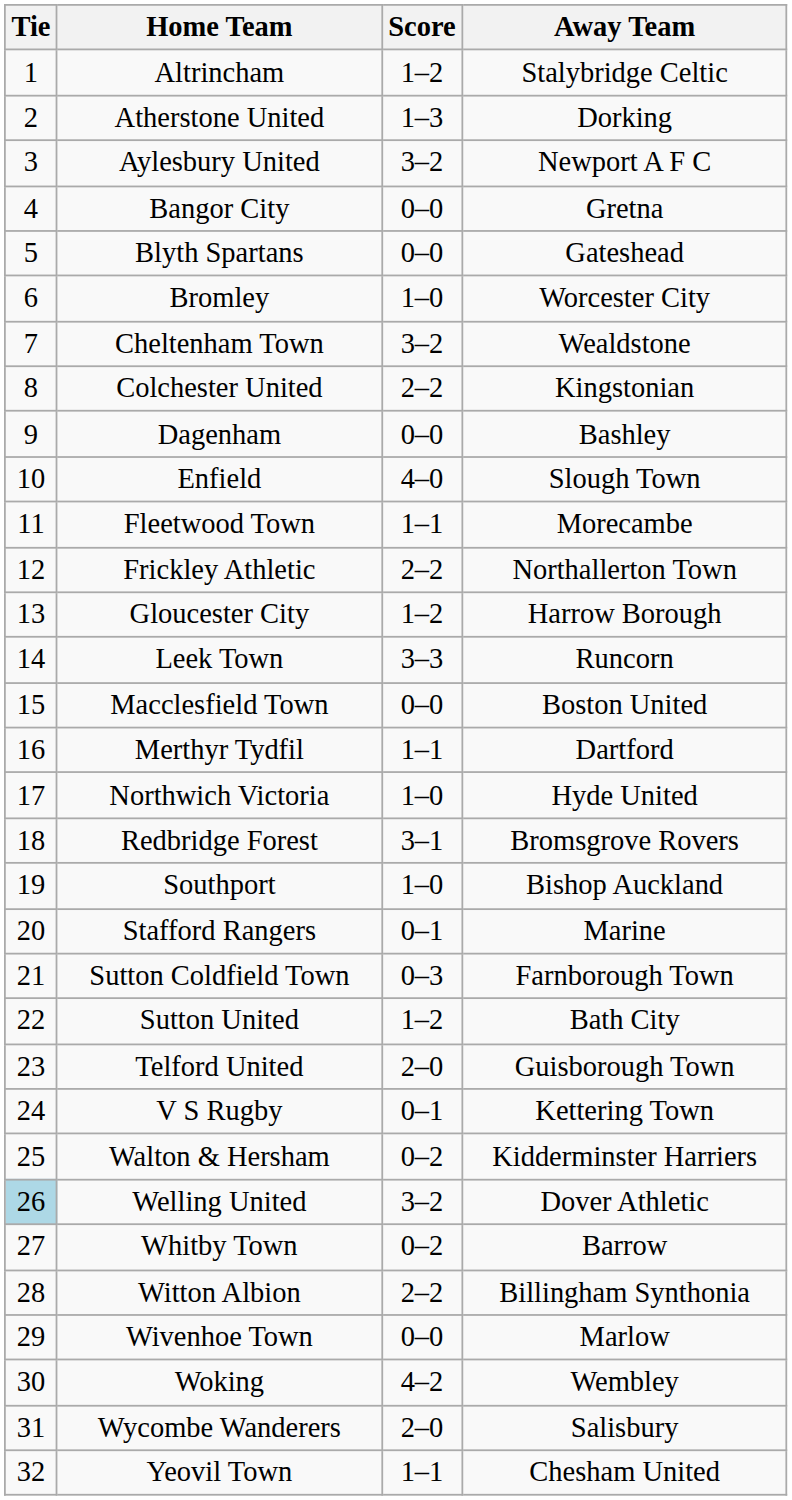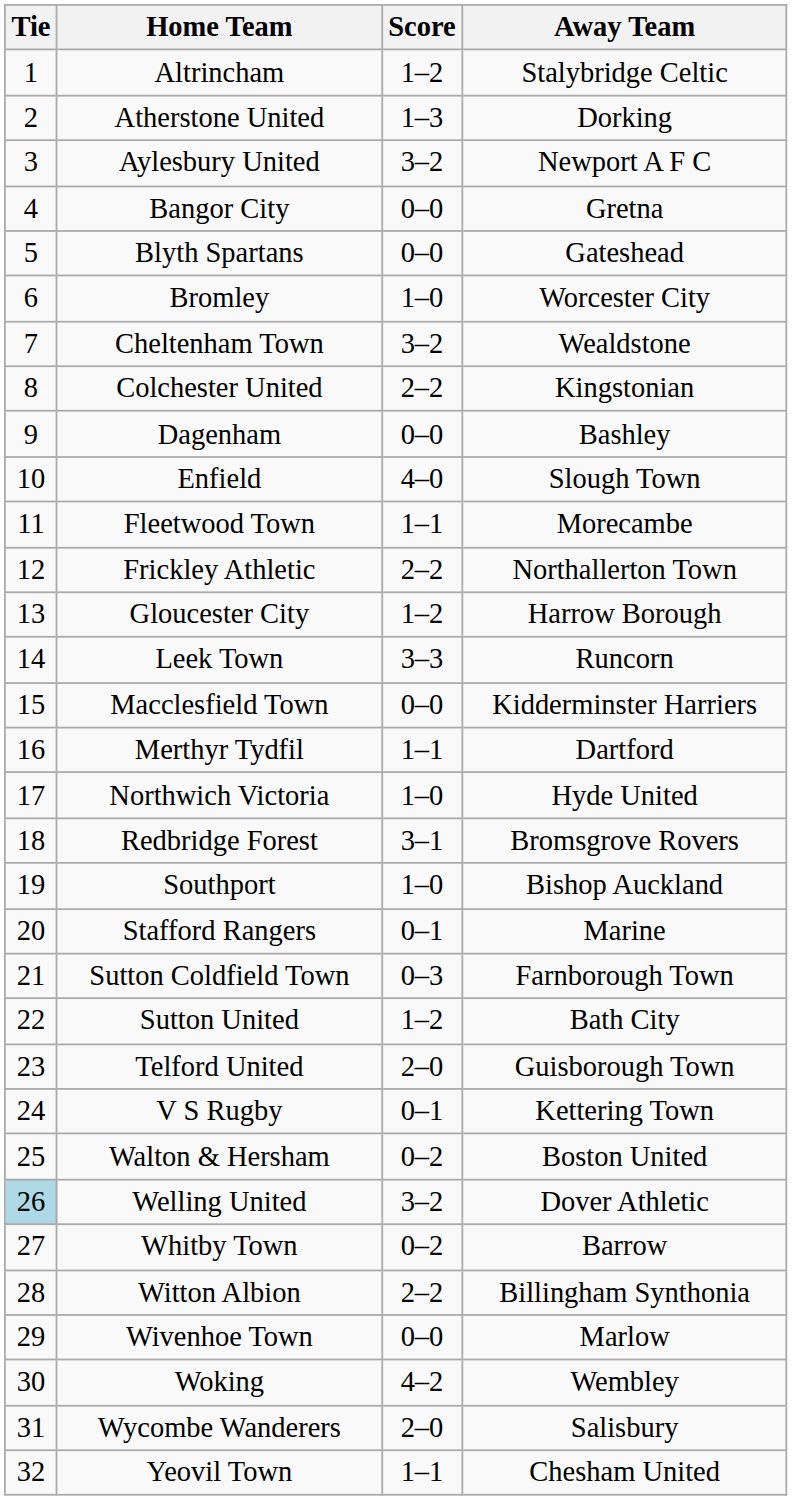(625, 704) Boston United -> (625, 704) Kidderminster Harriers
(625, 1156) Kidderminster Harriers -> (625, 1156) Boston United
